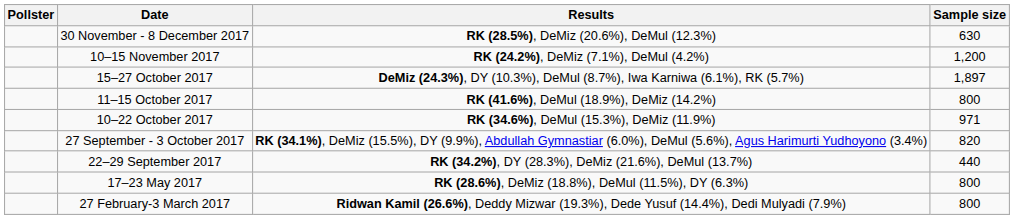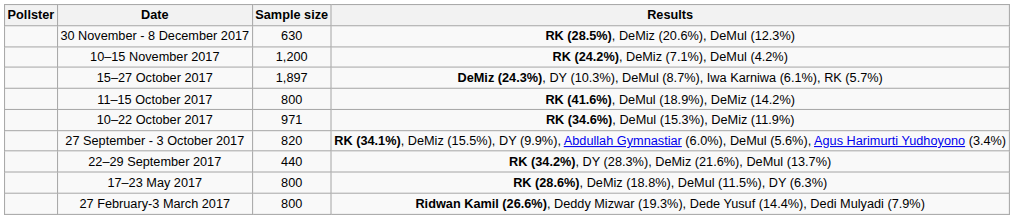columns swapped: (970, 15) <-> (591, 15)
